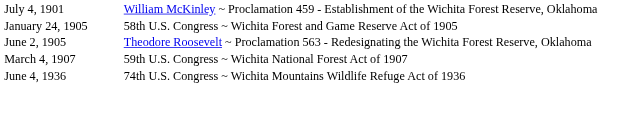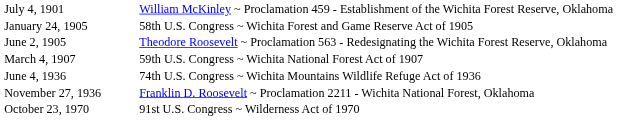+ row: (53, 92)
+ row: (47, 109)
